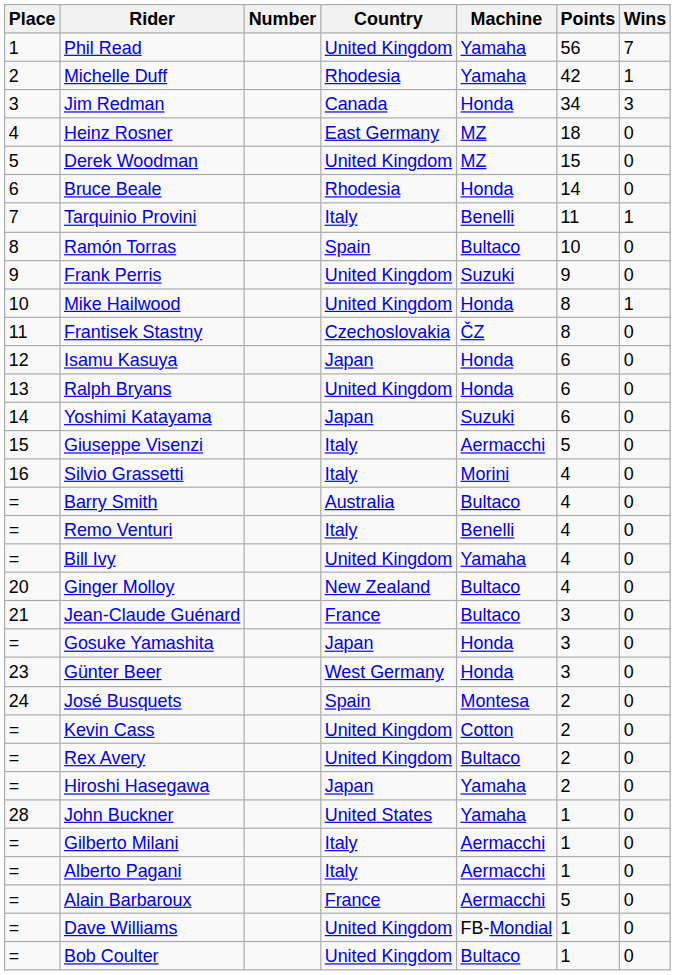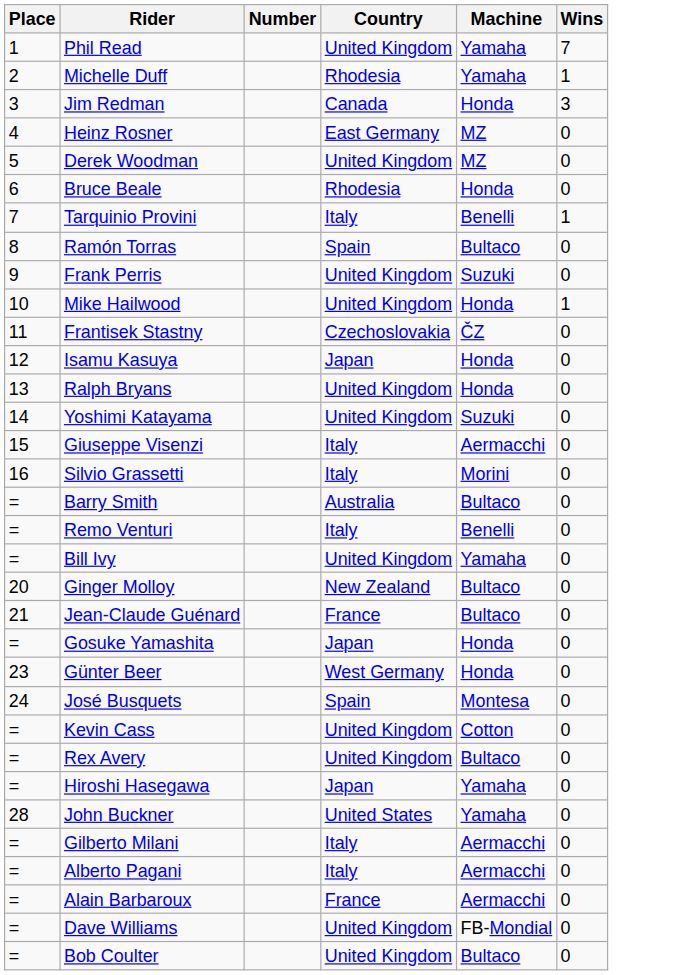- column: (588, 19)
(349, 416) Japan -> (388, 416) United Kingdom
